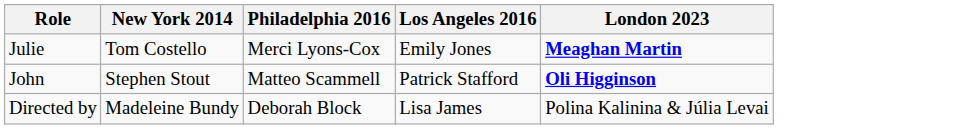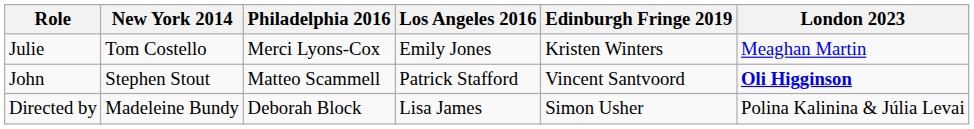+ column: (639, 19)
(614, 49) bold -> (804, 49) normal
